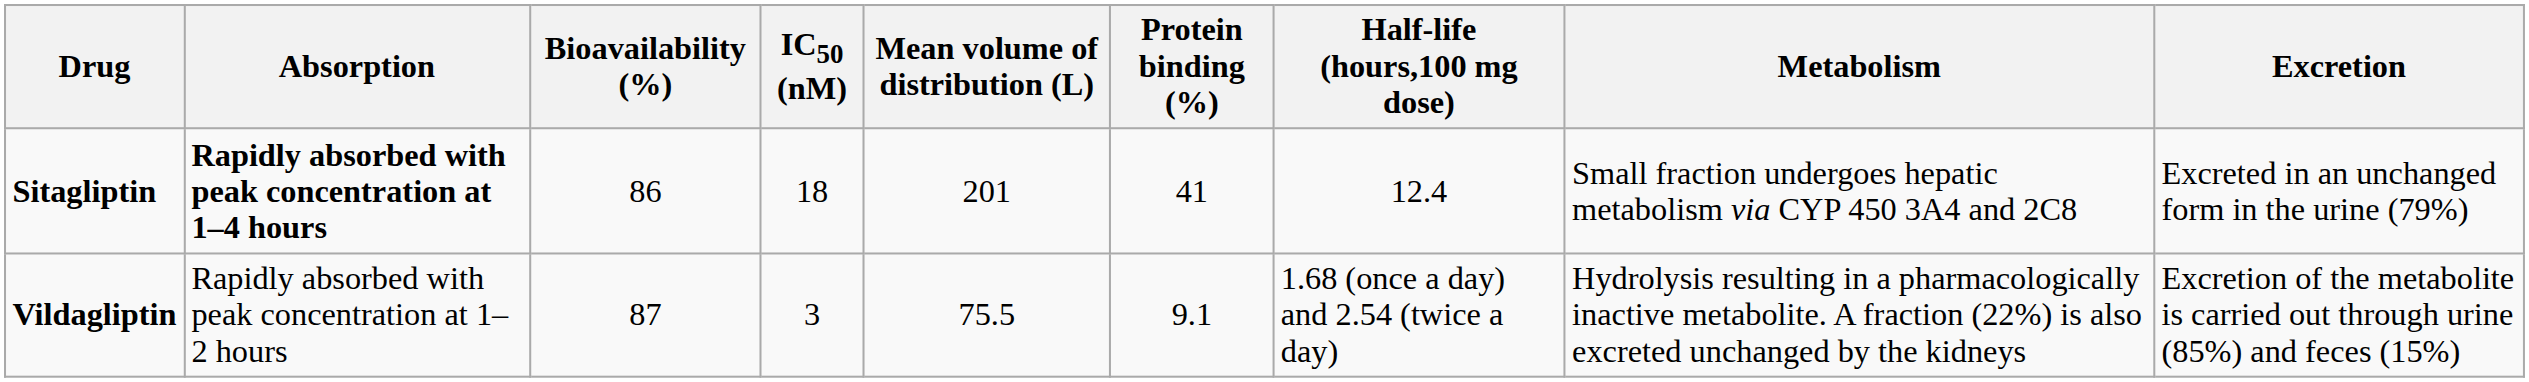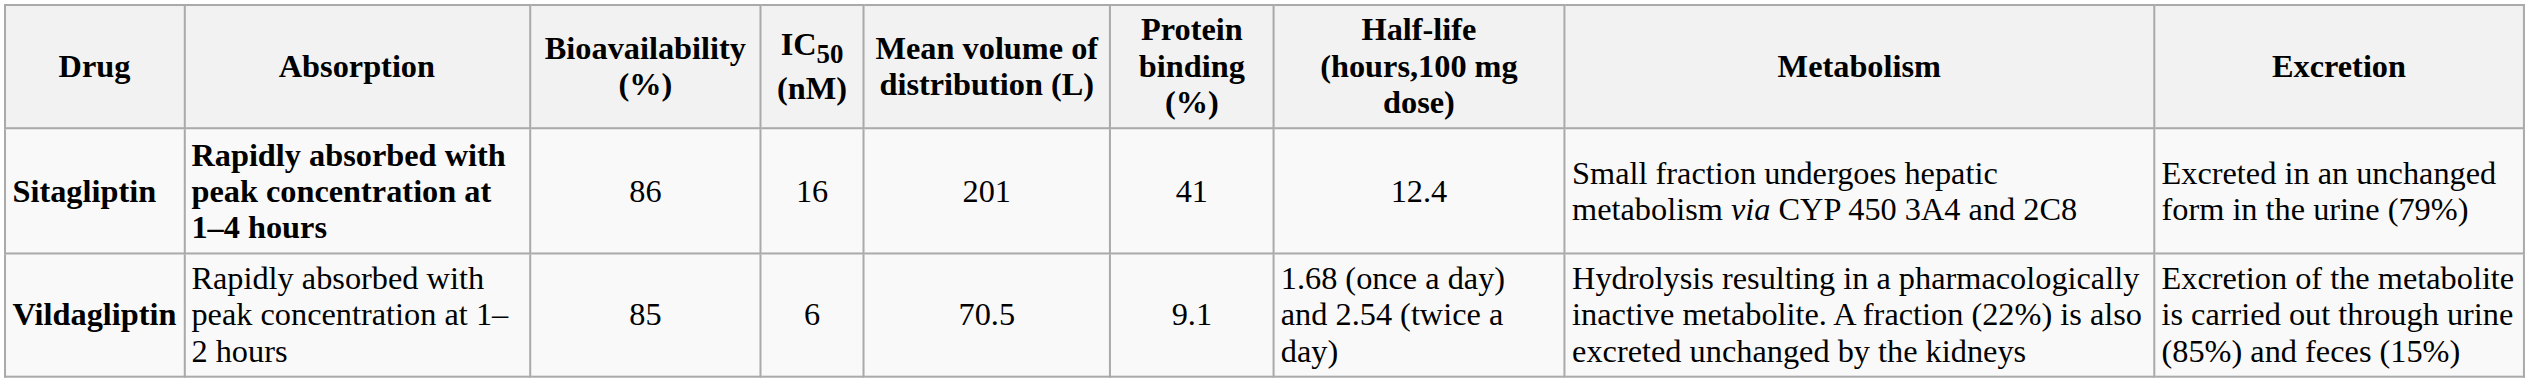(812, 190) 18 -> (812, 190) 16
(645, 314) 87 -> (645, 314) 85
(812, 314) 3 -> (812, 314) 6
(987, 314) 75.5 -> (987, 314) 70.5
